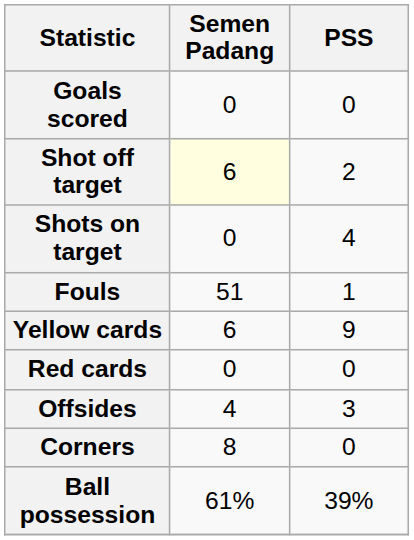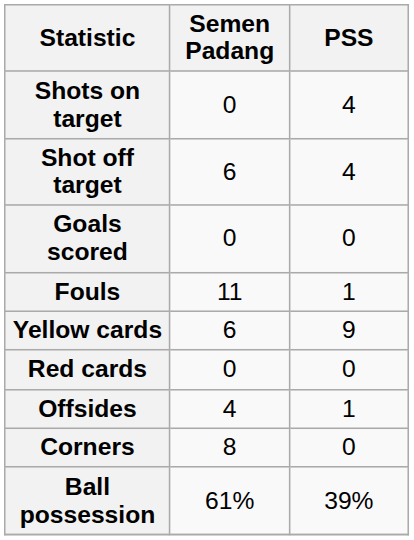rows swapped: (87, 104) <-> (87, 238)
(230, 171) lightyellow background -> (230, 171) no background
(349, 171) 2 -> (349, 171) 4
(230, 291) 51 -> (230, 291) 11
(349, 408) 3 -> (349, 408) 1
